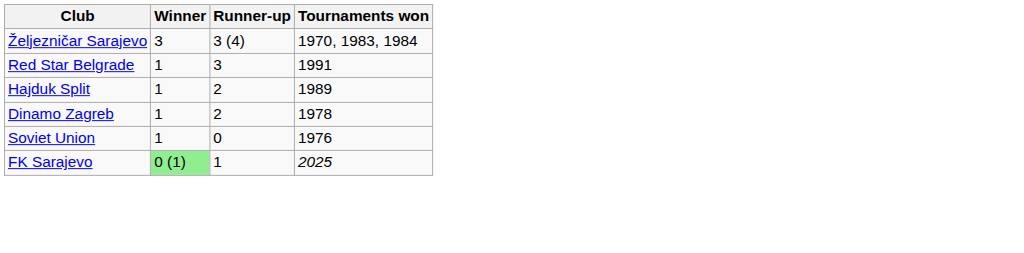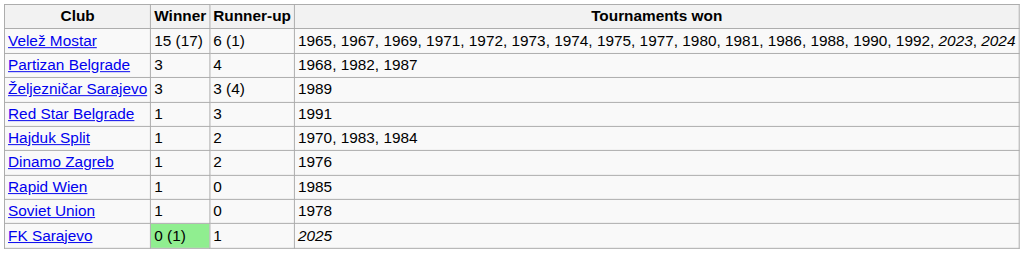+ row: (52, 41)
+ row: (69, 65)
(358, 41) 1970, 1983, 1984 -> (315, 89) 1989
(315, 89) 1989 -> (358, 138) 1970, 1983, 1984
(315, 114) 1978 -> (315, 162) 1976
+ row: (48, 187)
(315, 138) 1976 -> (315, 211) 1978
